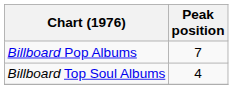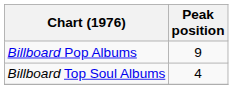(198, 52) 7 -> (198, 52) 9
